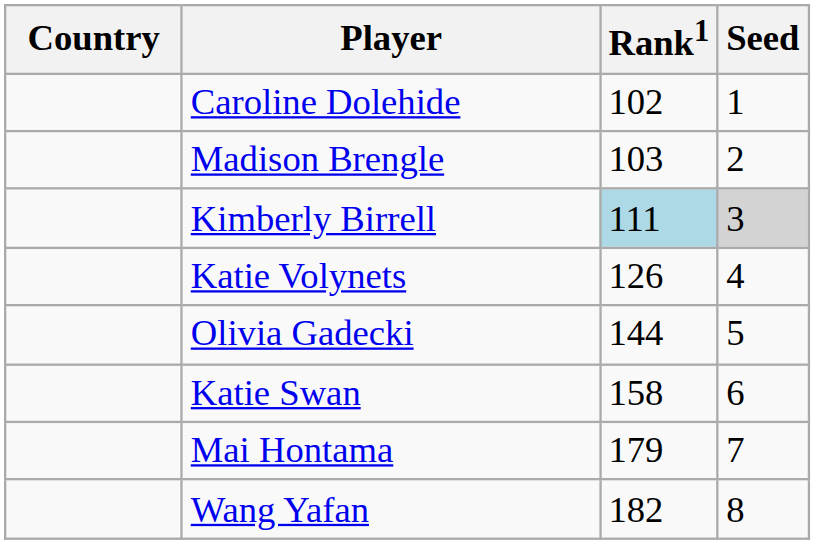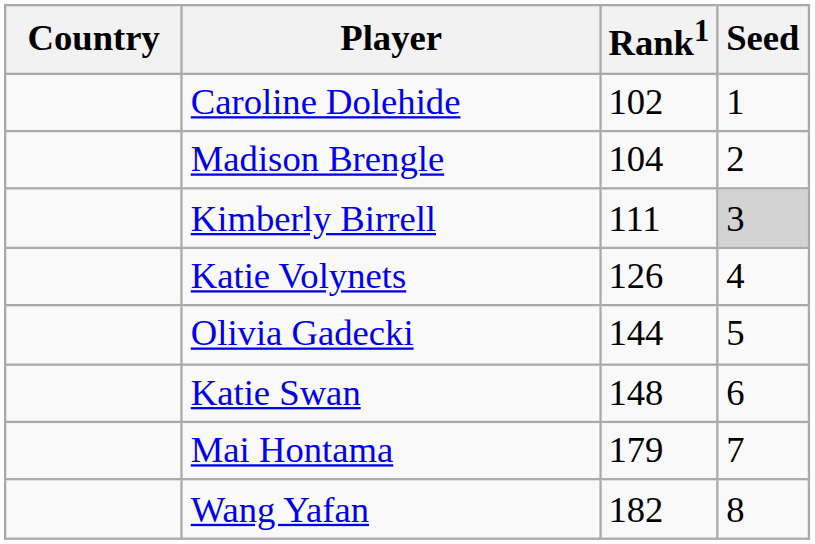(636, 159) 103 -> (636, 159) 104
(635, 217) lightblue background -> (635, 217) no background
(636, 392) 158 -> (636, 392) 148
